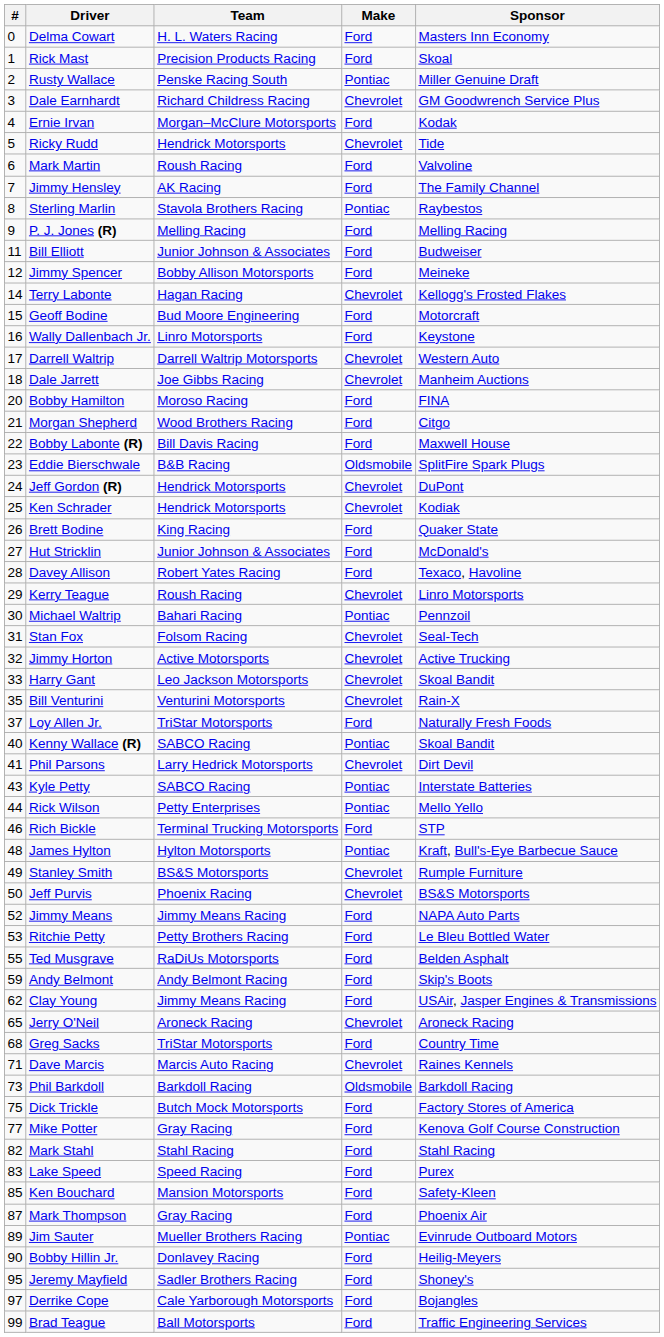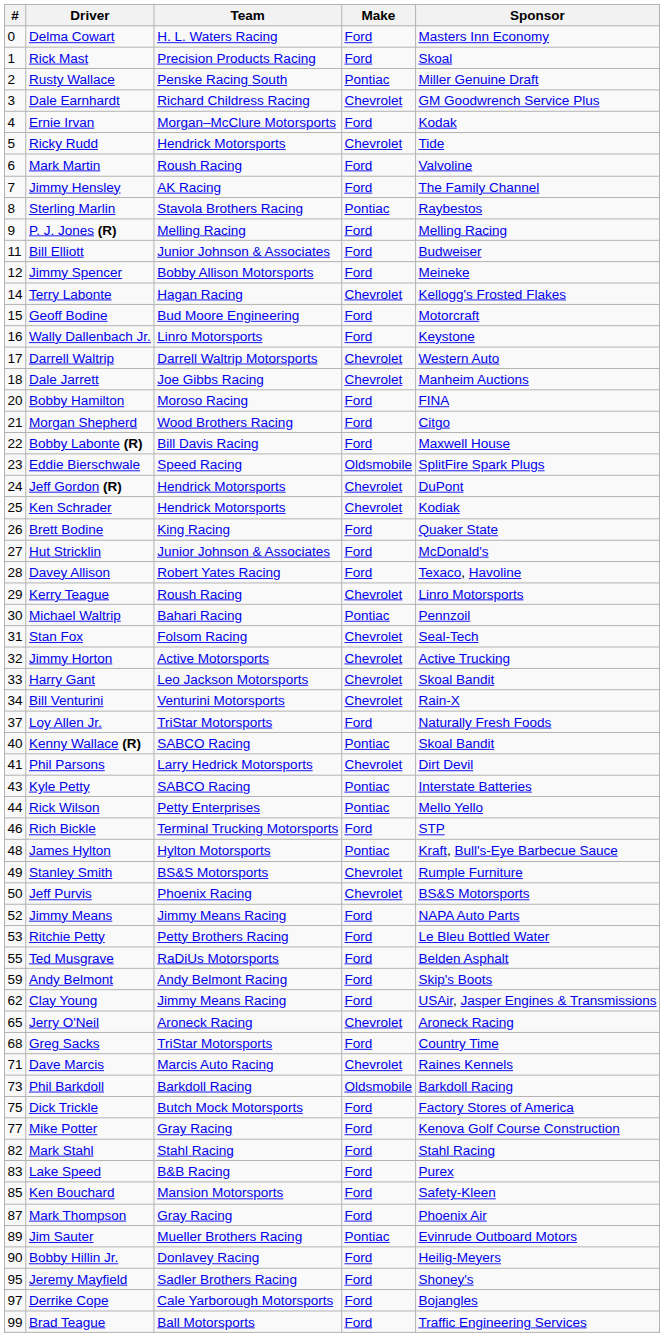(194, 465) B&B Racing -> (200, 465) Speed Racing
(15, 701) 35 -> (15, 701) 34
(200, 1172) Speed Racing -> (194, 1172) B&B Racing
